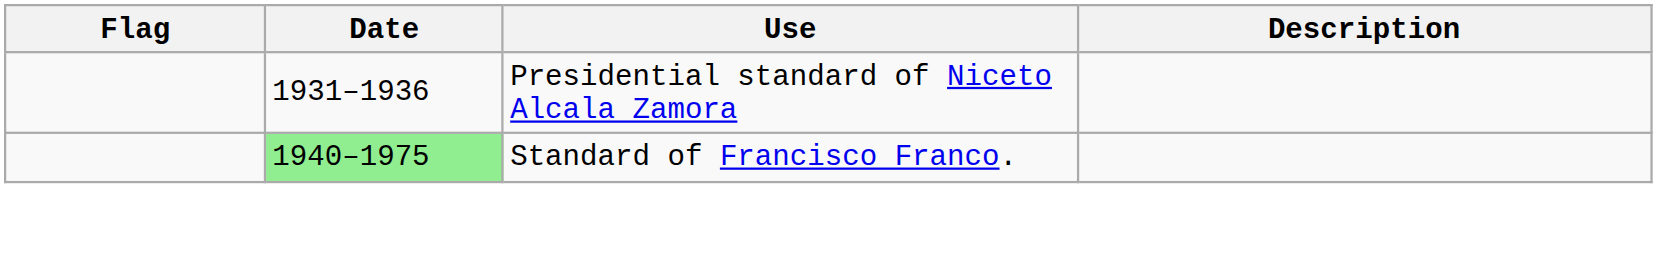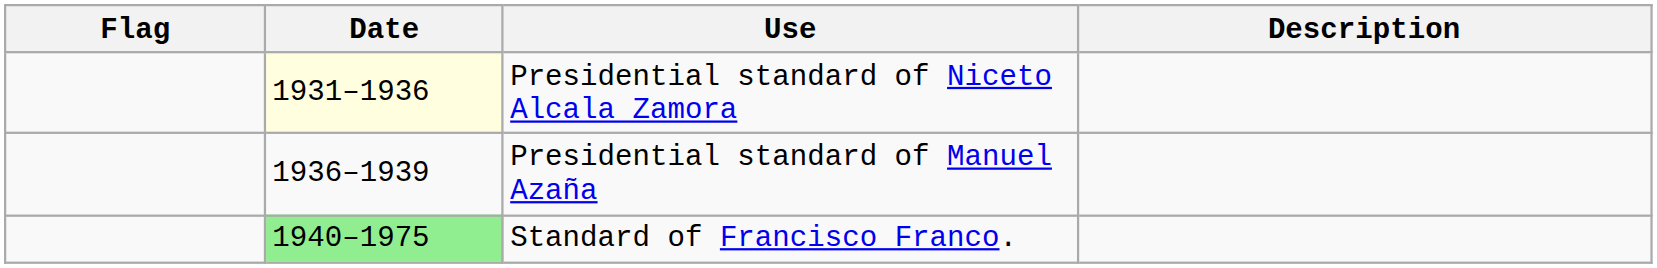(351, 93) no background -> (351, 93) lightyellow background
+ row: (781, 174)
